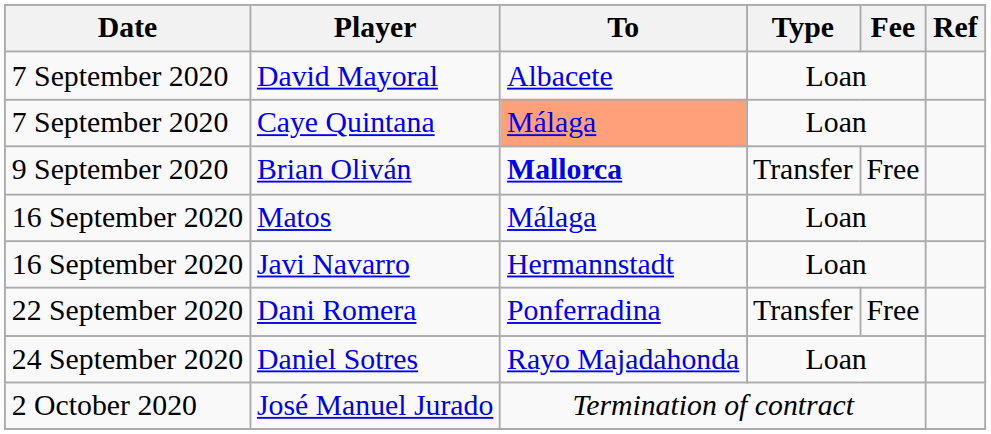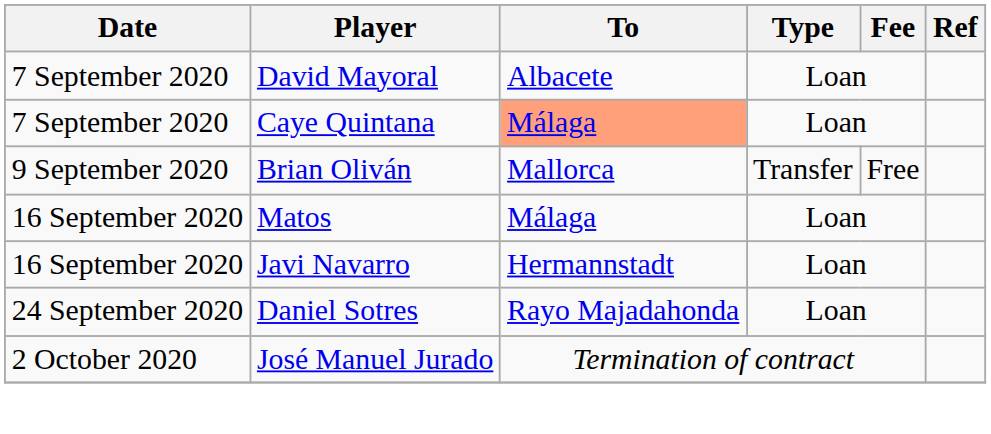(565, 169) bold -> (561, 169) normal
- row: (337, 311)
